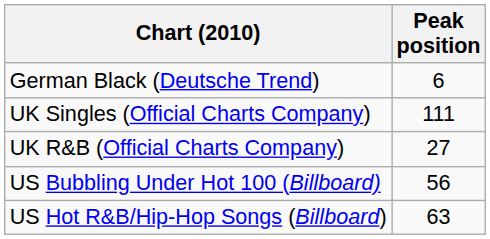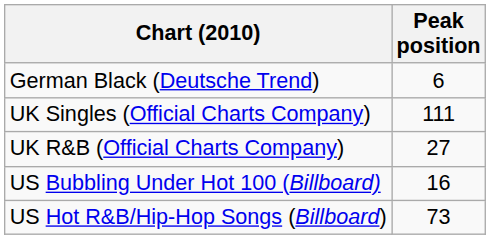(439, 182) 56 -> (439, 182) 16
(439, 217) 63 -> (439, 217) 73
